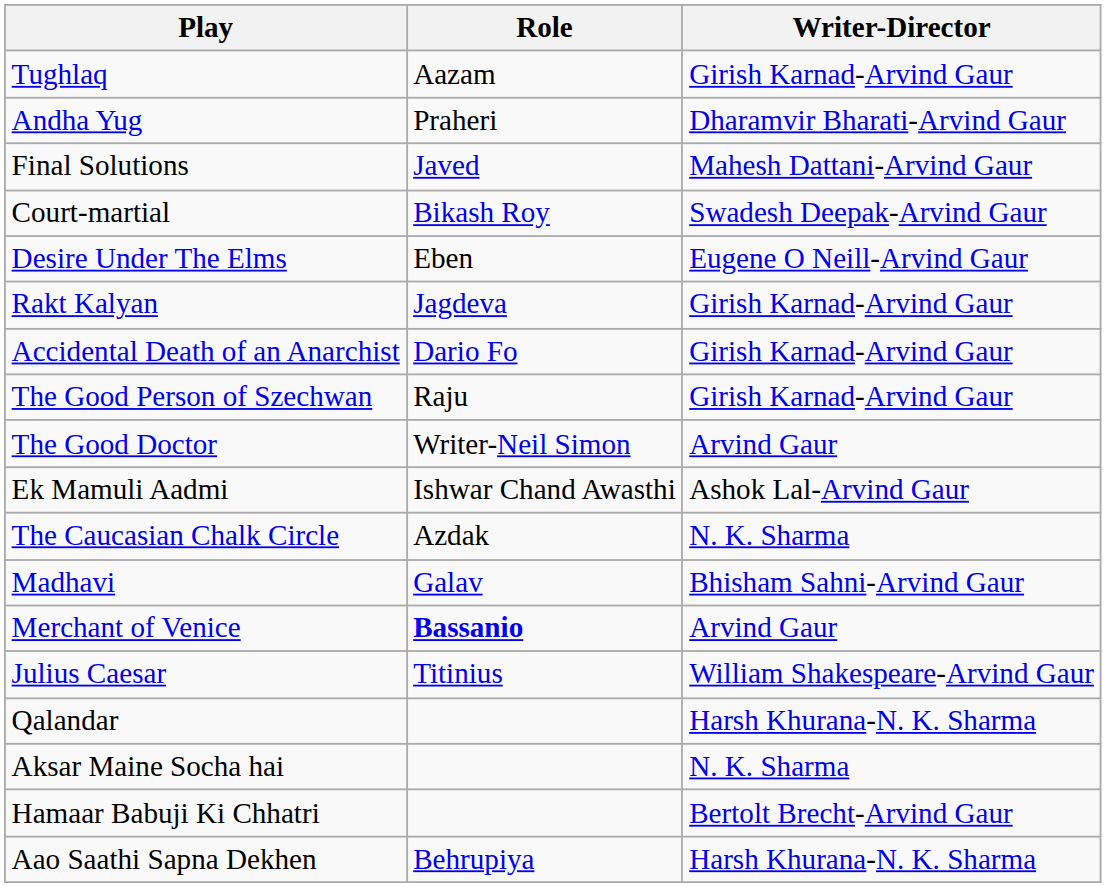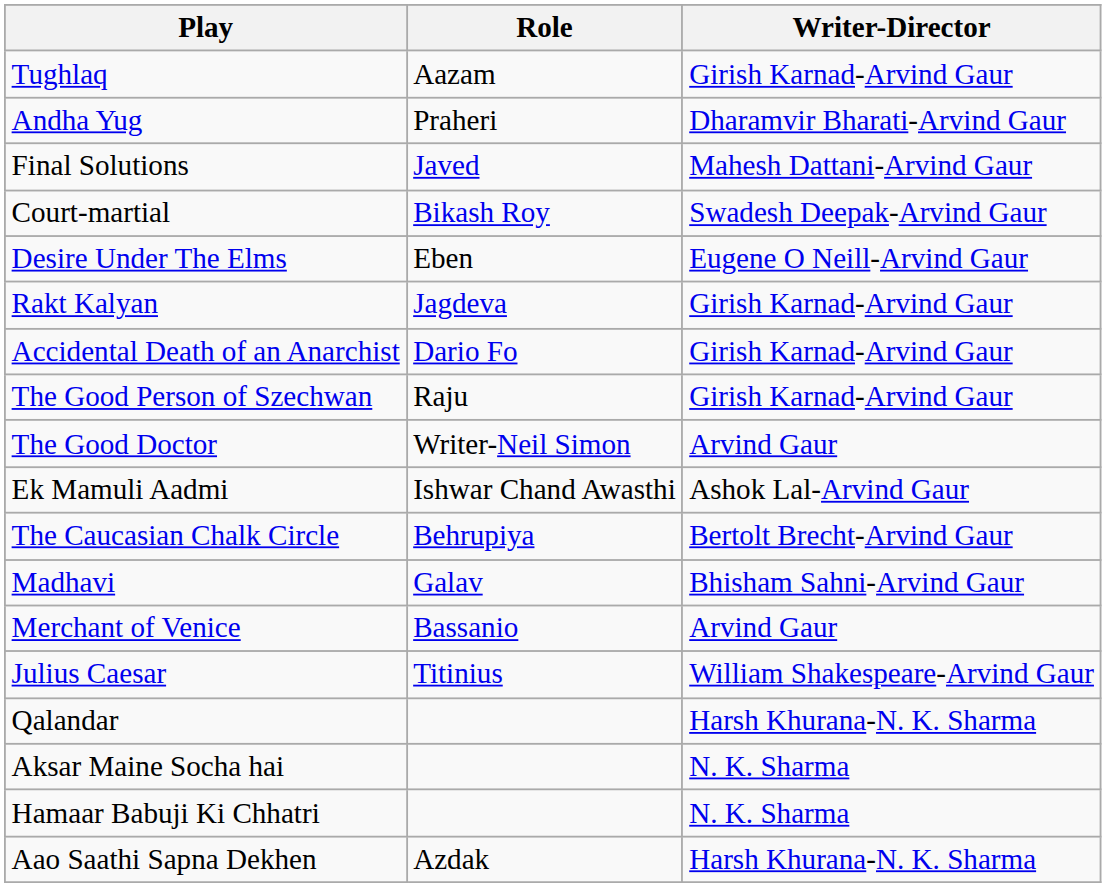(451, 535) Azdak -> (474, 535) Behrupiya
(769, 535) N. K. Sharma -> (851, 535) Bertolt Brecht-Arvind Gaur
(468, 627) bold -> (466, 627) normal
(851, 812) Bertolt Brecht-Arvind Gaur -> (769, 812) N. K. Sharma
(474, 858) Behrupiya -> (451, 858) Azdak
